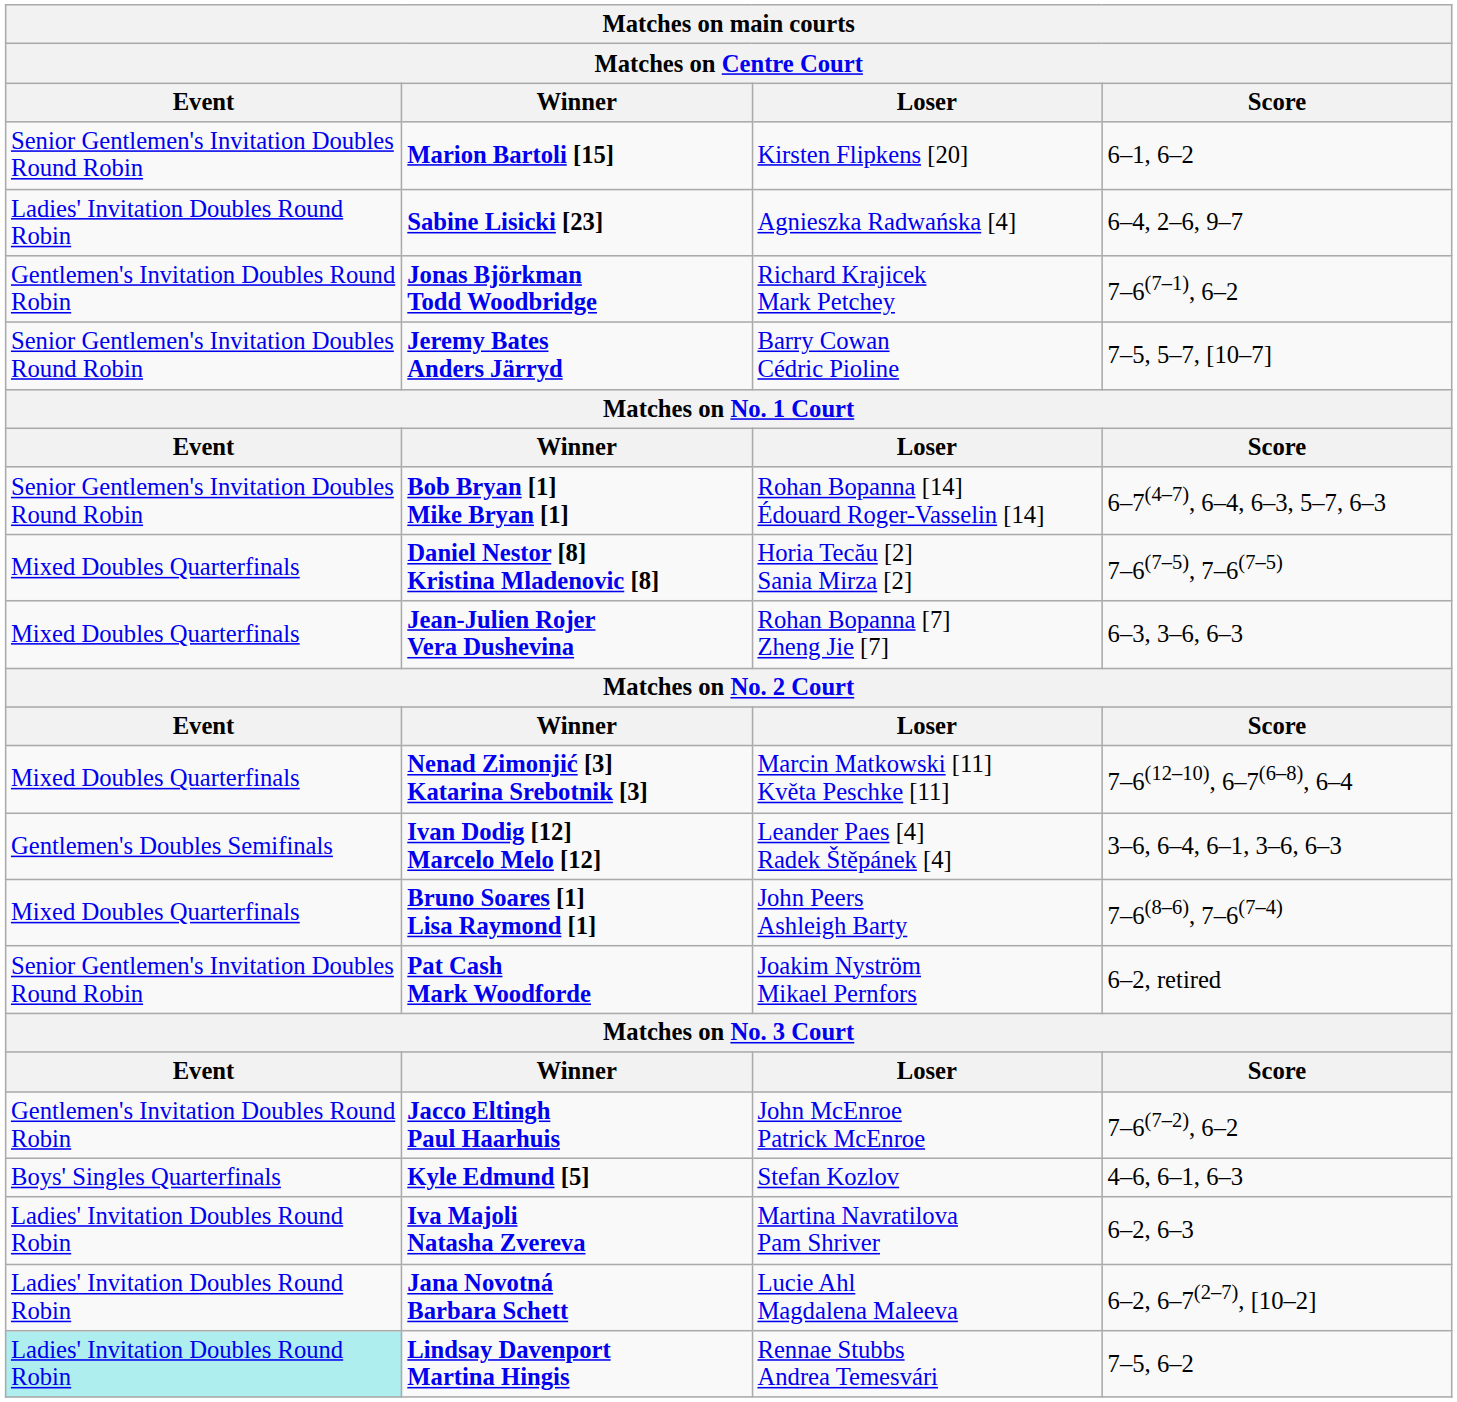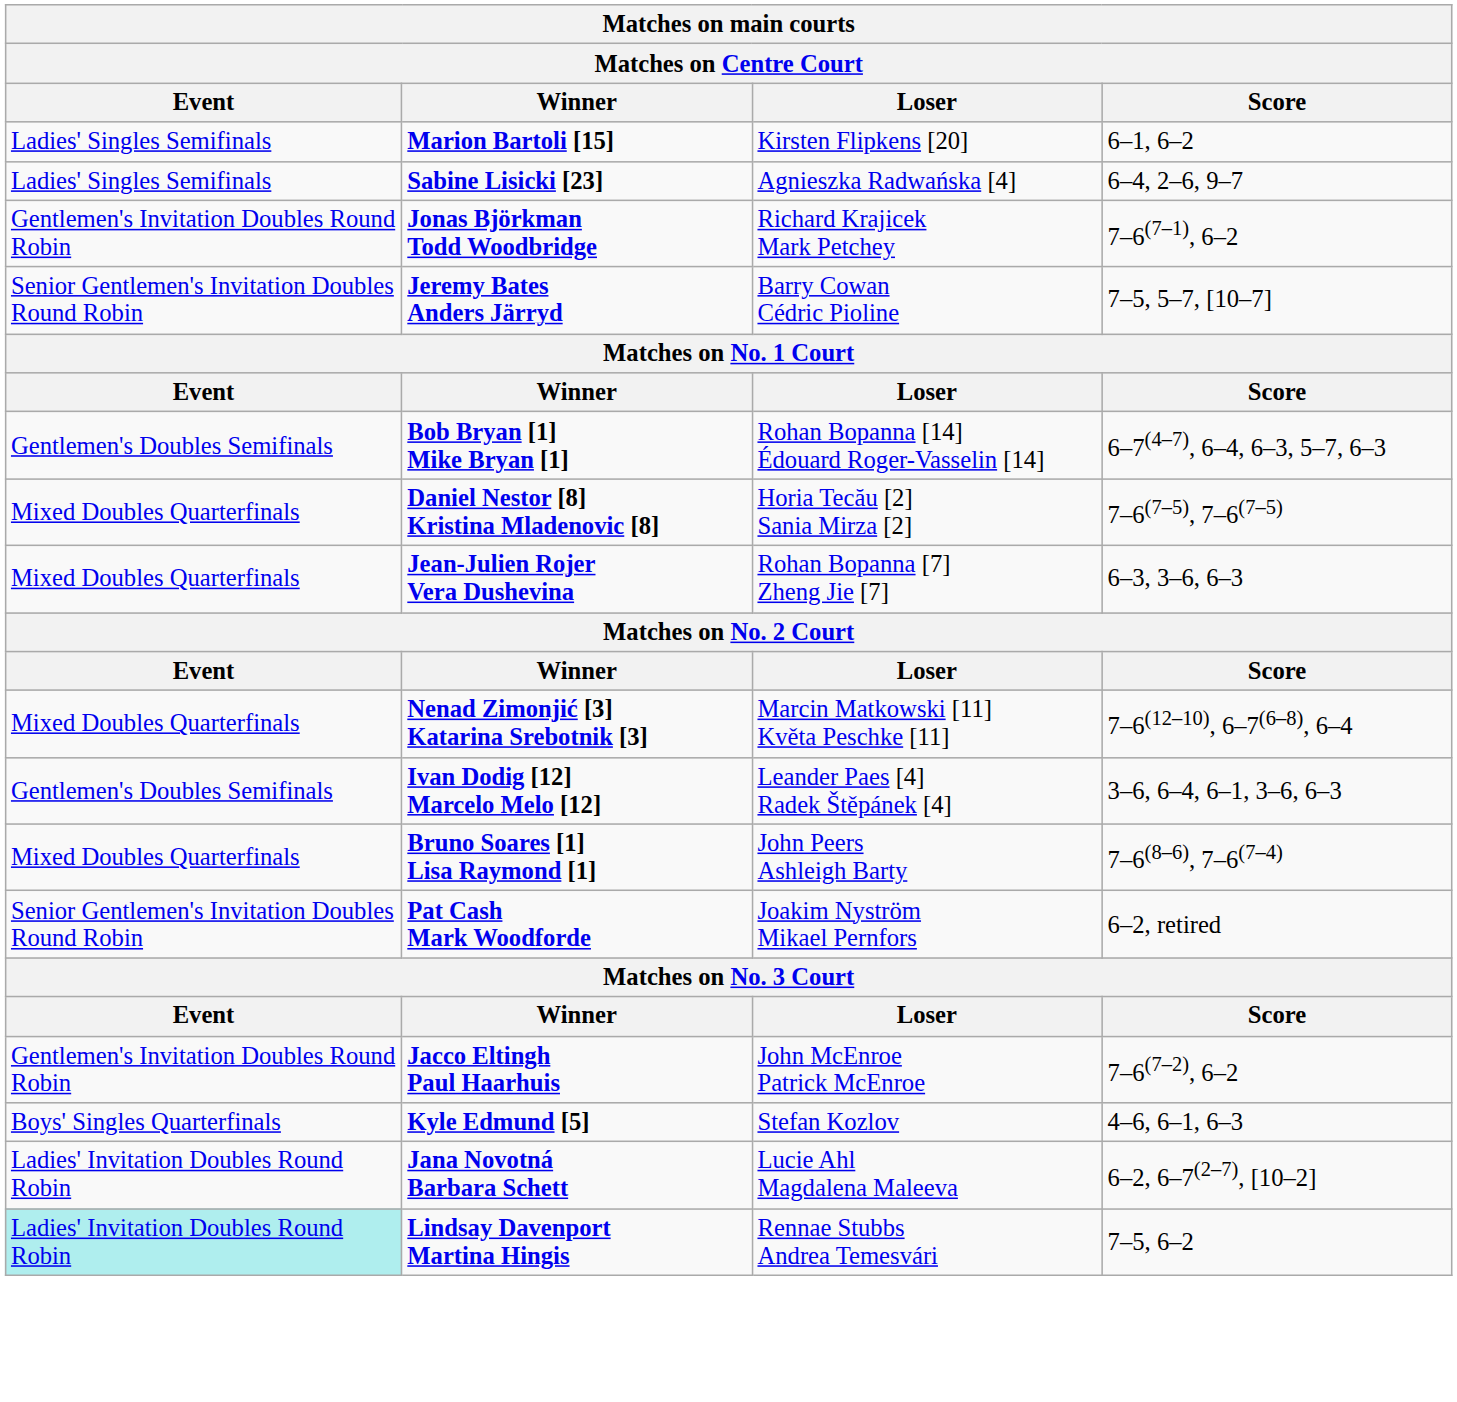(202, 155) Senior Gentlemen's Invitation Doubles Round Robin -> (141, 141) Ladies' Singles Semifinals
(177, 221) Ladies' Invitation Doubles Round Robin -> (141, 180) Ladies' Singles Semifinals
(202, 500) Senior Gentlemen's Invitation Doubles Round Robin -> (172, 445) Gentlemen's Doubles Semifinals
- row: (496, 1230)
